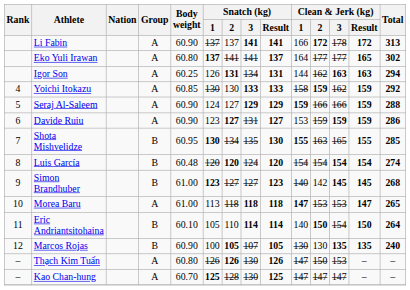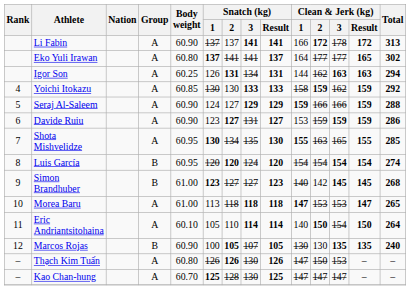(155, 141) B -> (155, 141) A
(187, 162) 60.48 -> (187, 162) 60.95
(155, 225) B -> (155, 225) A
